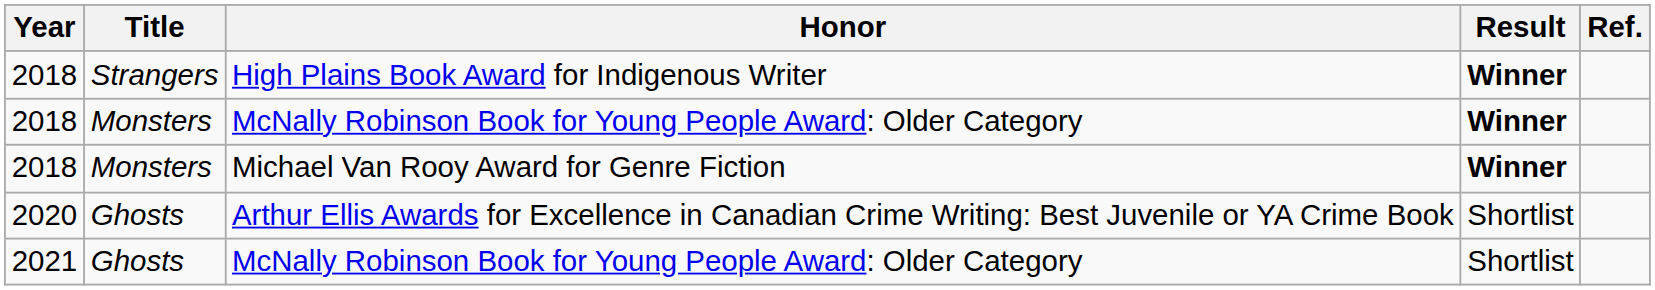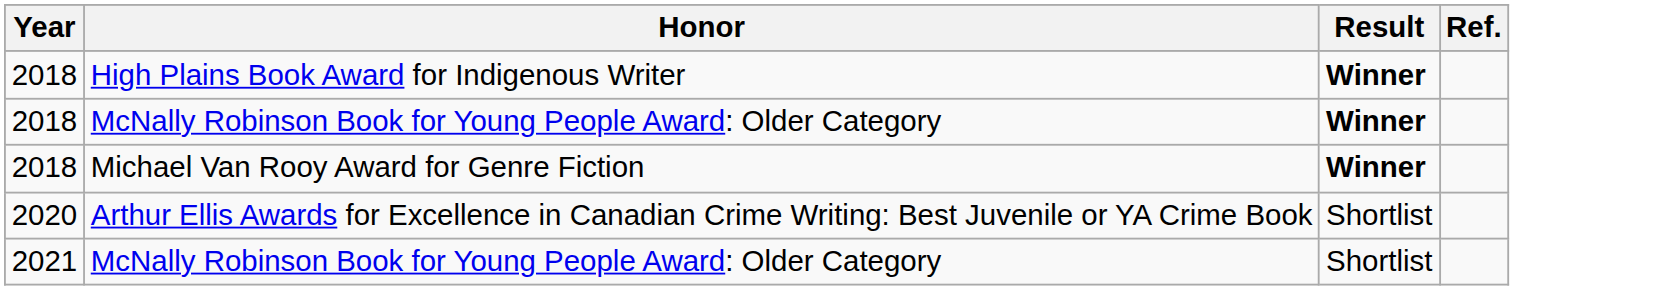- column: (155, 27)
